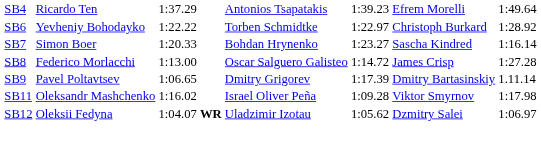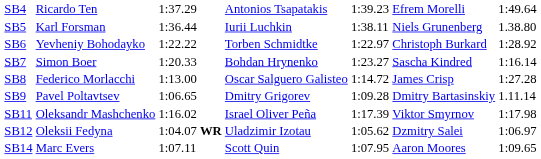+ row: (15, 26)
(370, 79) 1:17.39 -> (370, 96) 1:09.28
(370, 96) 1:09.28 -> (370, 113) 1:17.39
+ row: (18, 148)
